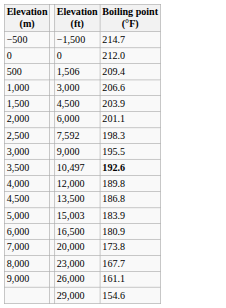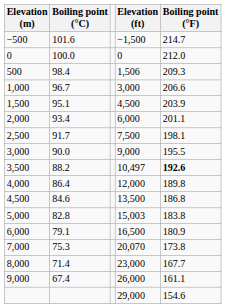+ column: (80, 18)
(114, 71) 209.4 -> (174, 71) 209.3
(68, 135) 7,592 -> (129, 135) 7,500
(114, 135) 198.3 -> (174, 135) 198.1
(114, 215) 183.9 -> (174, 215) 183.8
(71, 247) 20,000 -> (131, 247) 20,070
